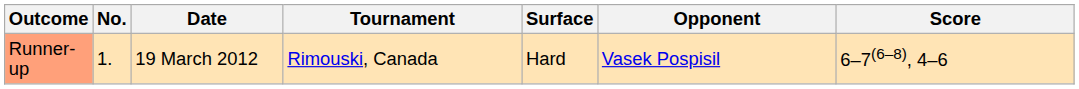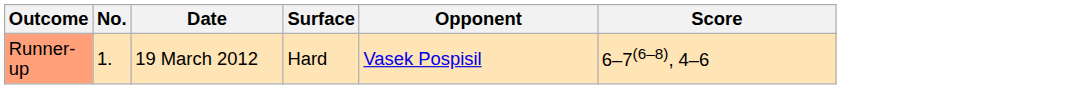- column: (402, 19)
